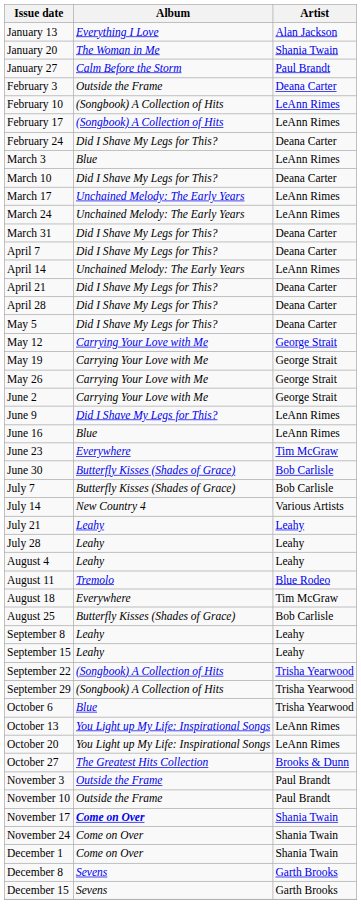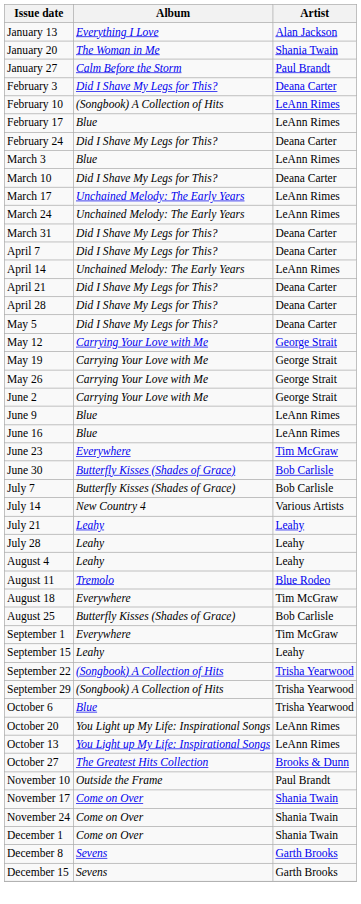(119, 86) Outside the Frame -> (147, 86) Did I Shave My Legs for This?
(150, 123) (Songbook) A Collection of Hits -> (87, 123) Blue
(147, 415) Did I Shave My Legs for This? -> (87, 415) Blue
+ row: (36, 634)
- row: (36, 634)
rows swapped: (33, 726) <-> (33, 744)
- row: (36, 780)
(110, 817) bold -> (110, 799) normal
